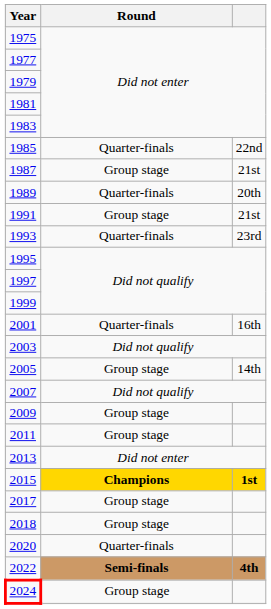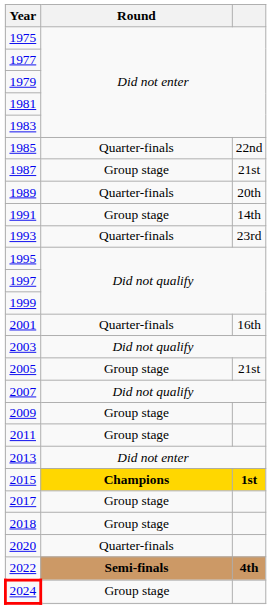(249, 214) 21st -> (249, 214) 14th
(249, 369) 14th -> (249, 369) 21st
